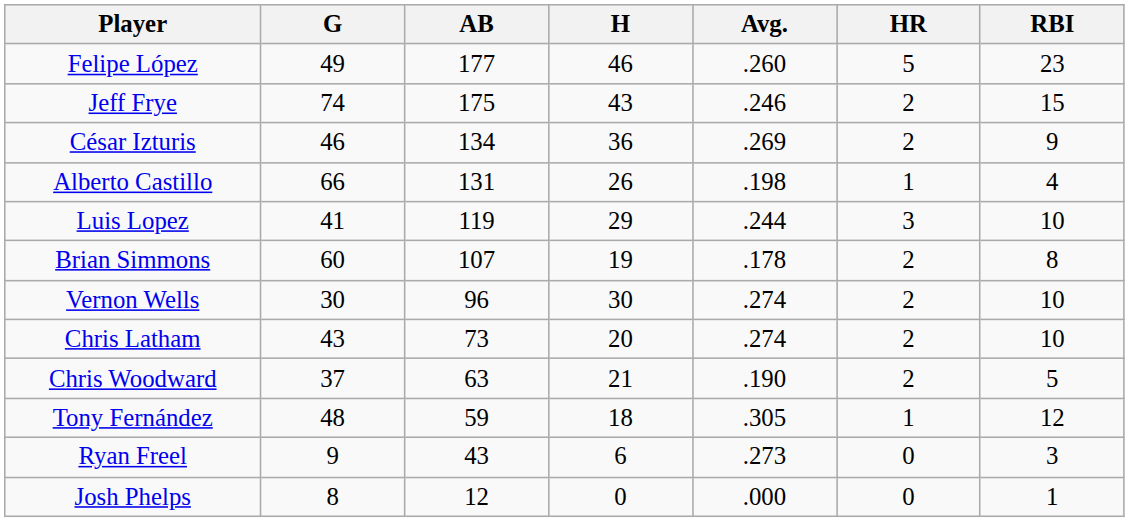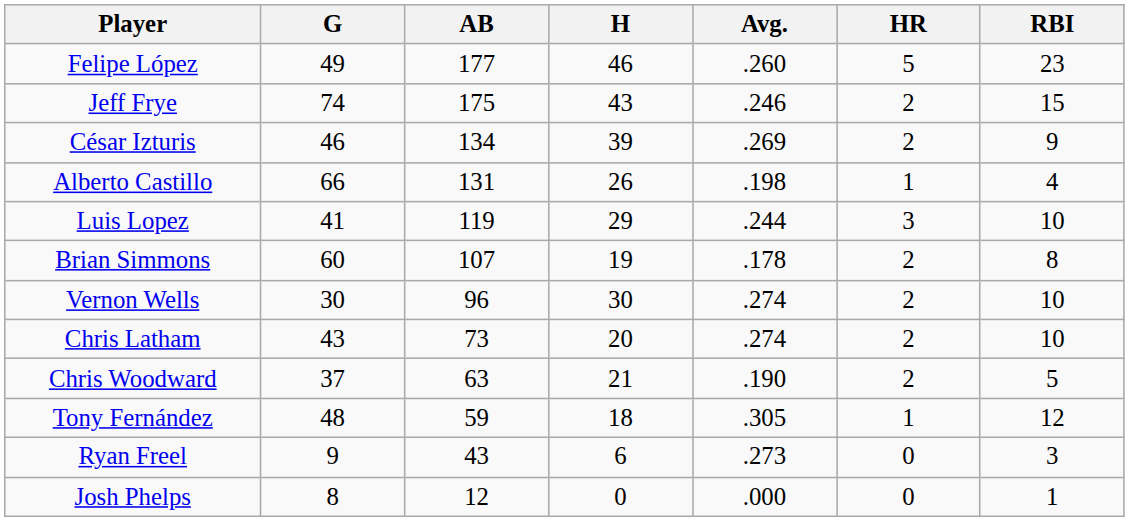(620, 142) 36 -> (620, 142) 39
